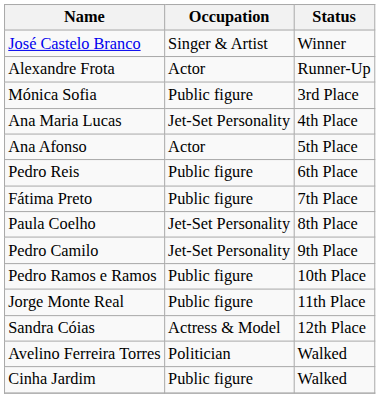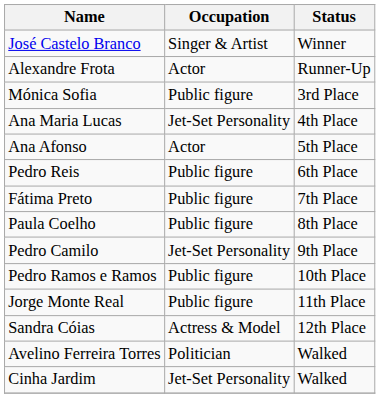(229, 224) Jet-Set Personality -> (211, 224) Public figure
(211, 379) Public figure -> (229, 379) Jet-Set Personality
